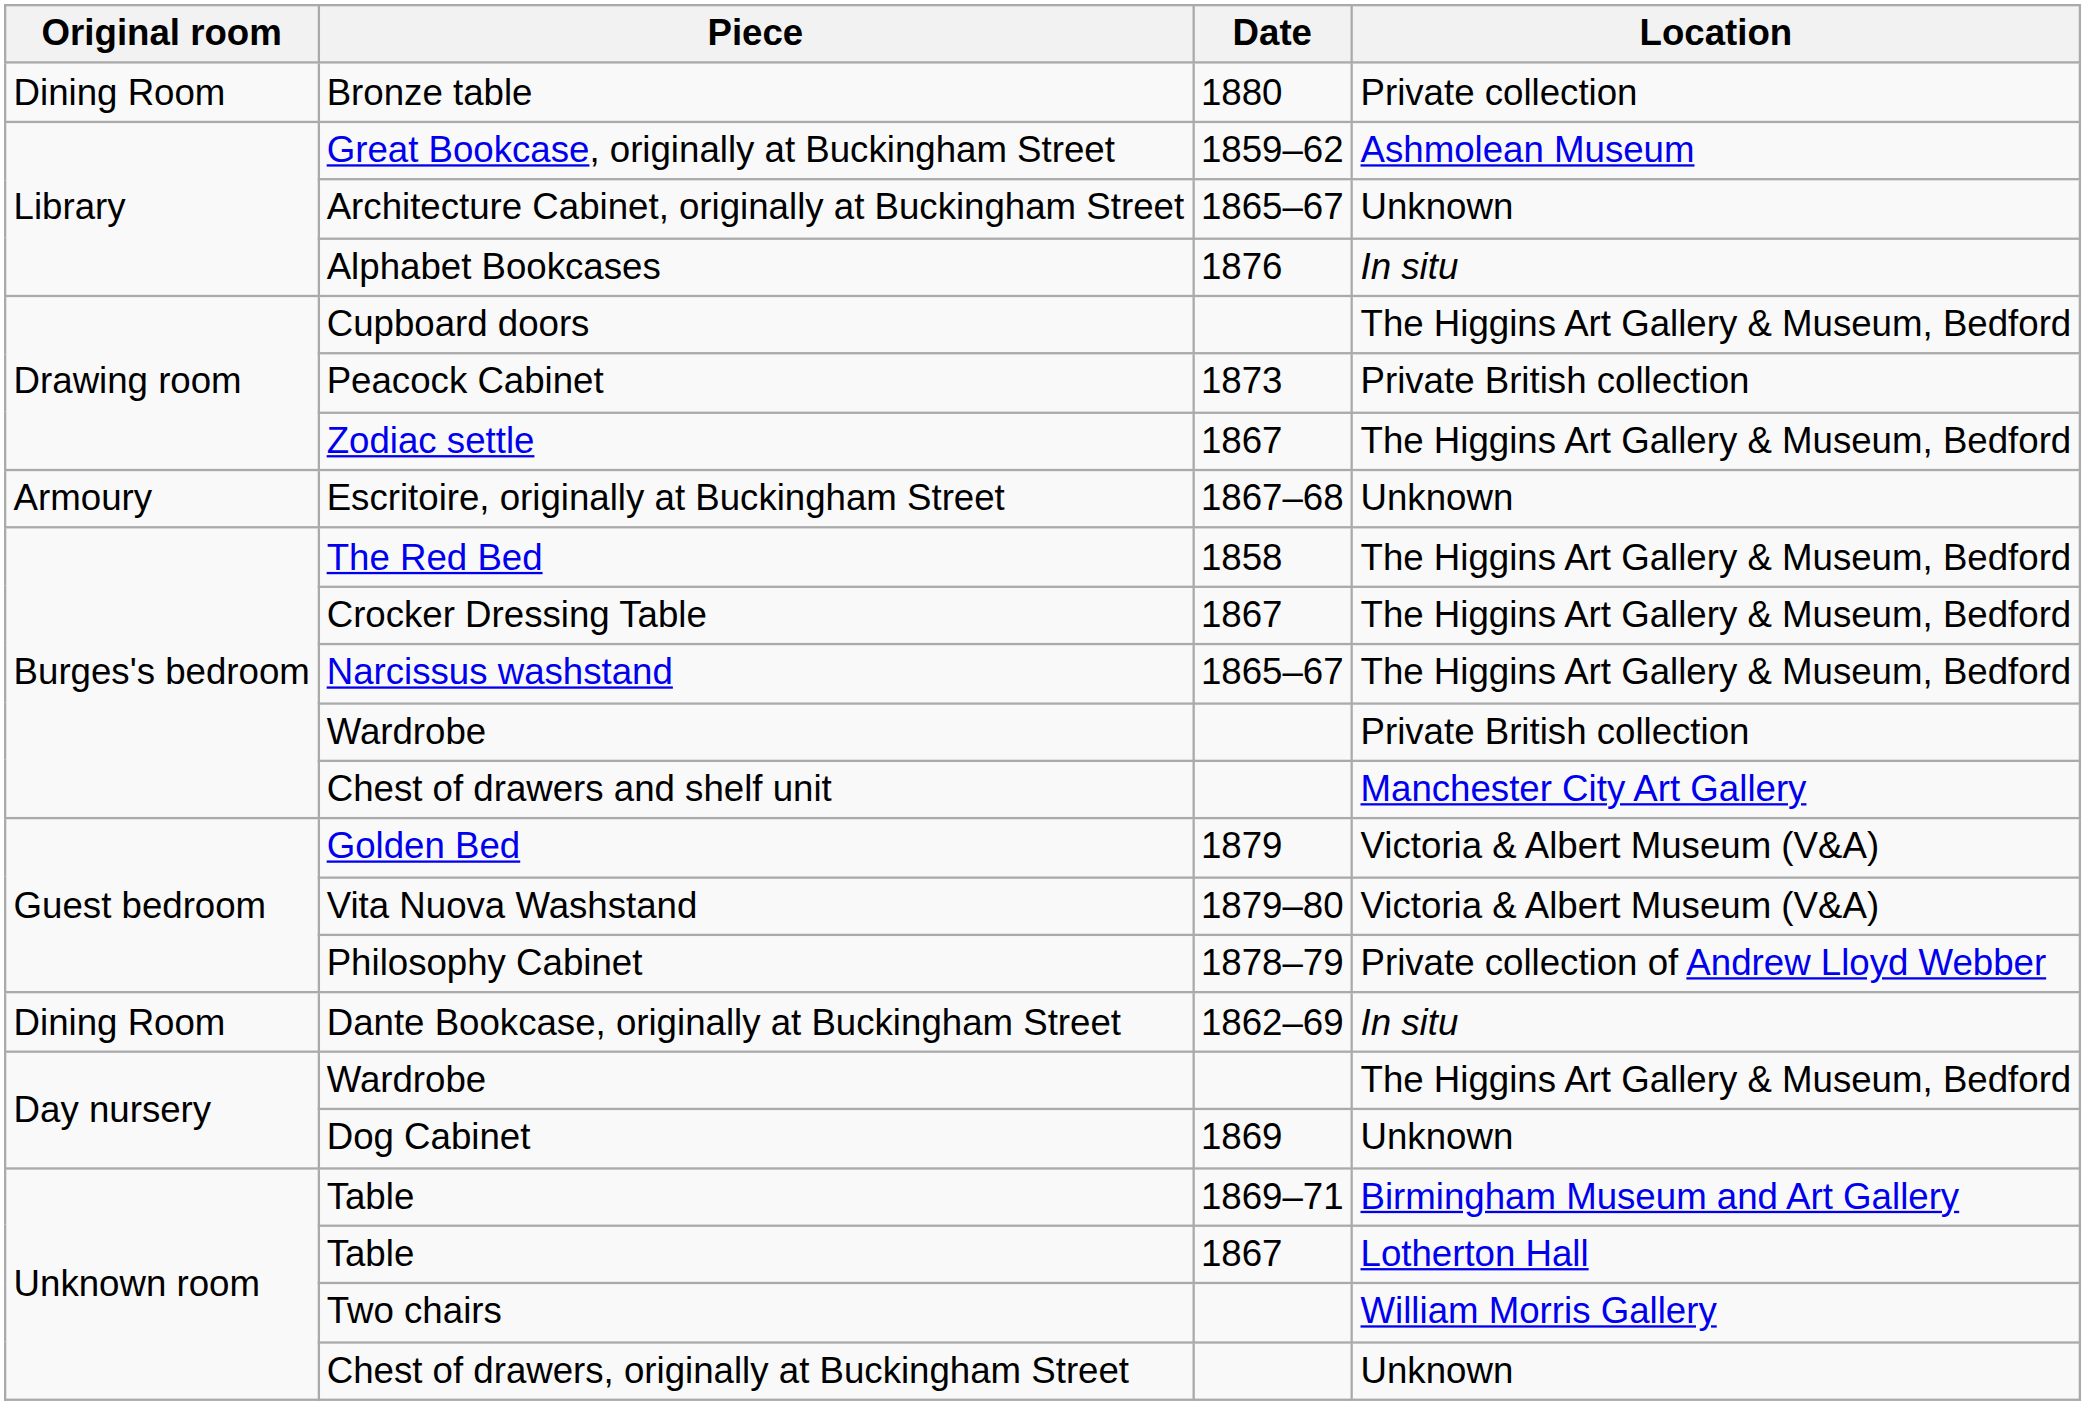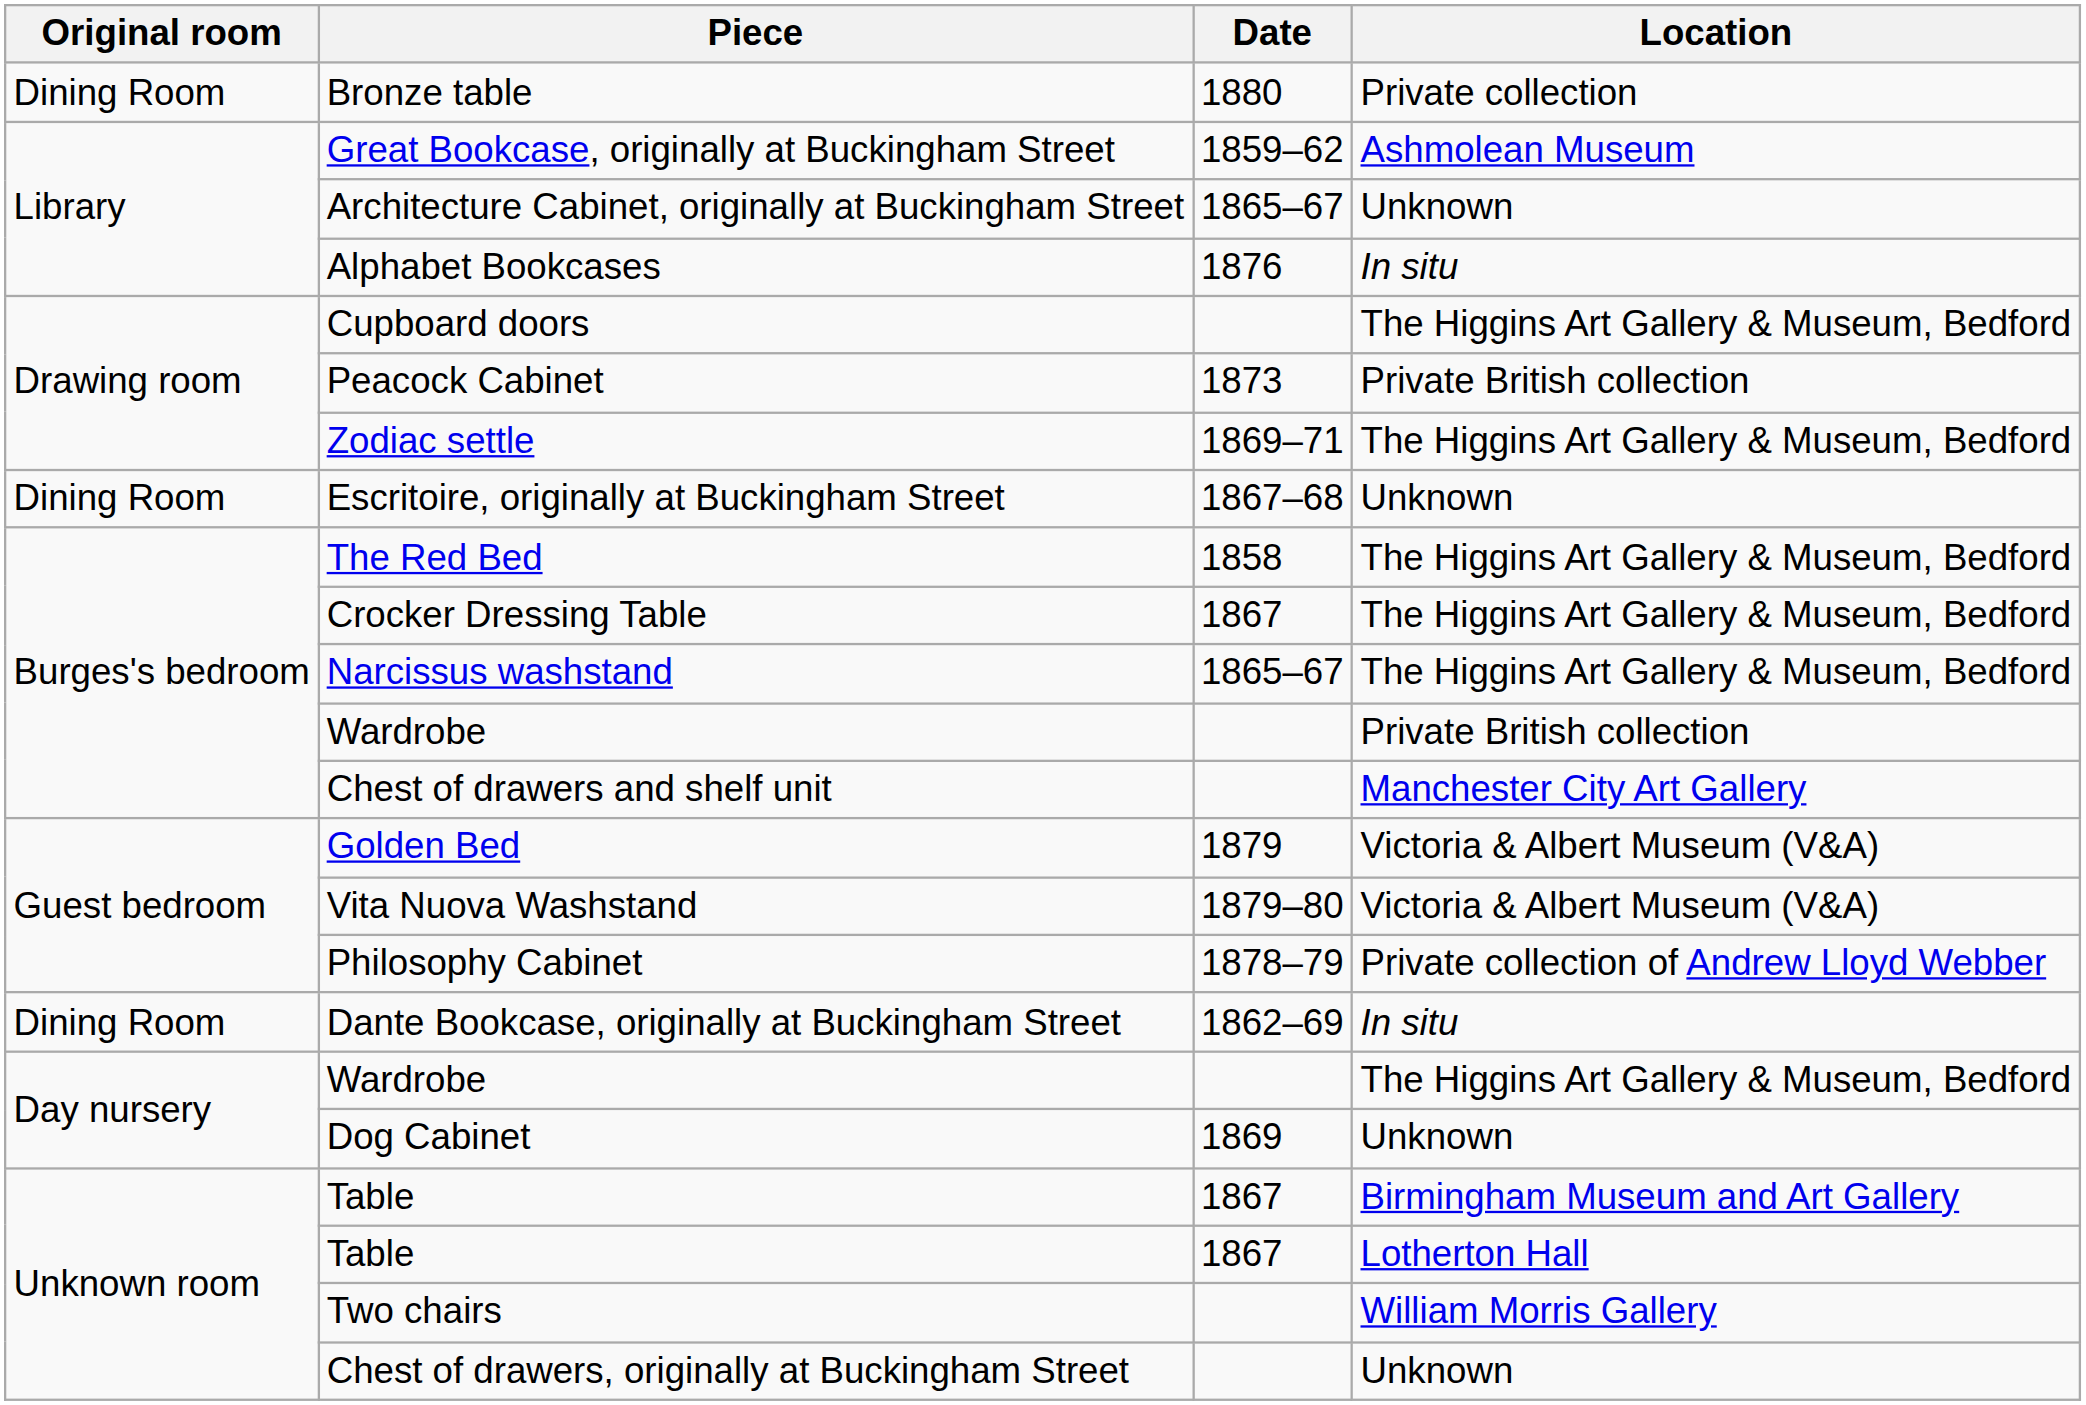(1242, 440) 1867 -> (1272, 440) 1869–71
(83, 498) Armoury -> (119, 498) Dining Room
(1272, 1195) 1869–71 -> (1242, 1195) 1867
